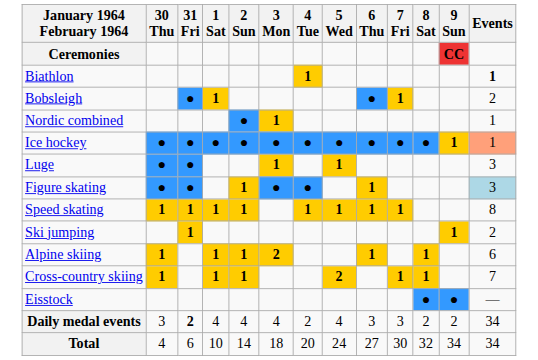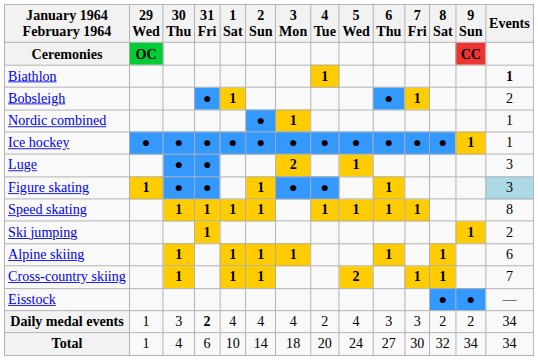+ column: (146, 23)
(493, 143) lightsalmon background -> (509, 143) no background
(276, 165) 1 -> (293, 165) 2
(276, 254) 2 -> (293, 254) 1
